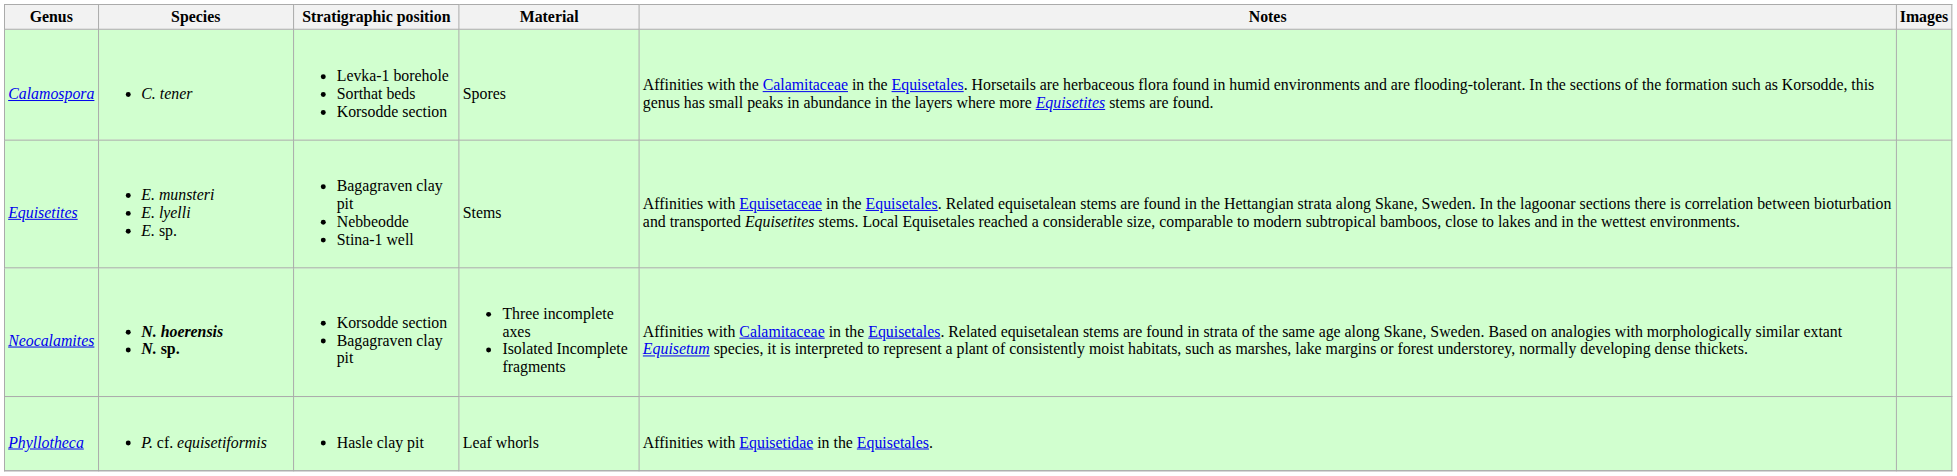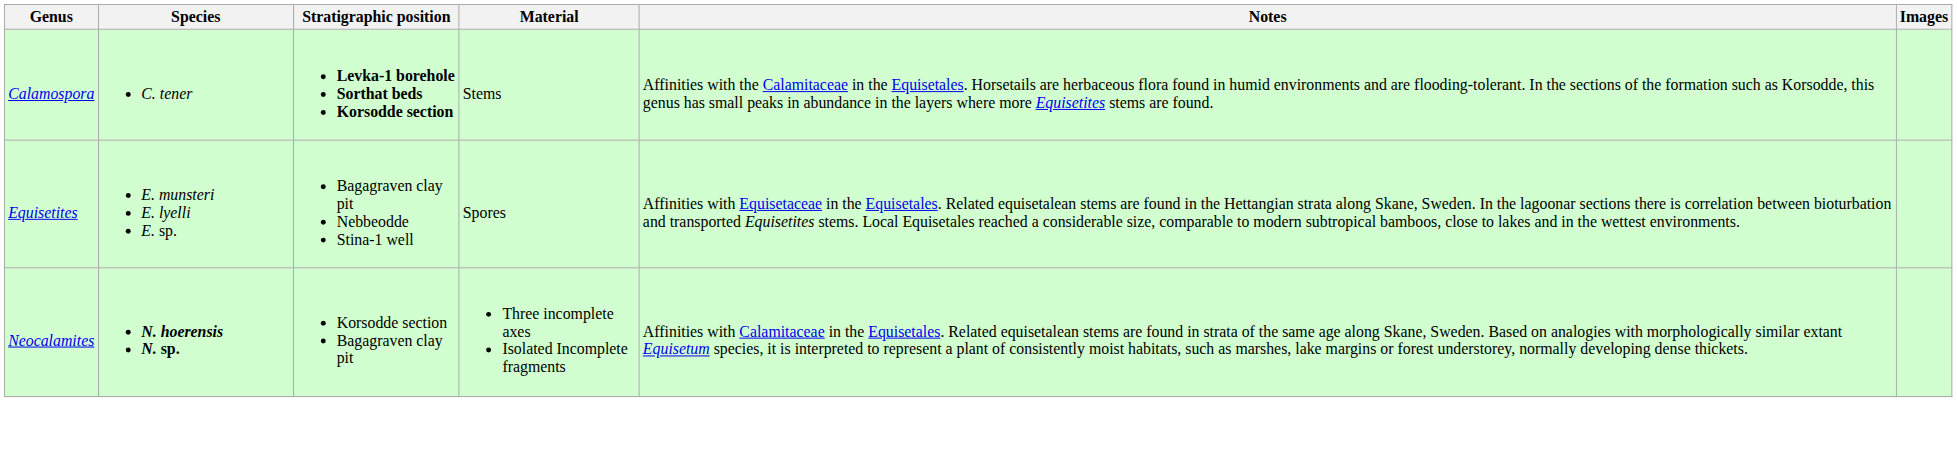(376, 94) normal -> (376, 94) bold
(484, 93) Spores -> (482, 93) Stems
(482, 212) Stems -> (484, 212) Spores
- row: (46, 442)
